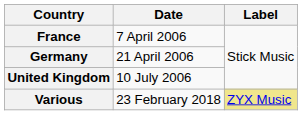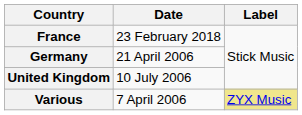(151, 36) 7 April 2006 -> (169, 36) 23 February 2018
(169, 99) 23 February 2018 -> (151, 99) 7 April 2006
